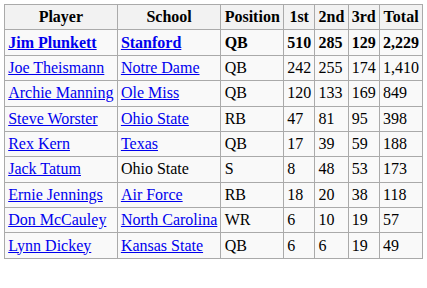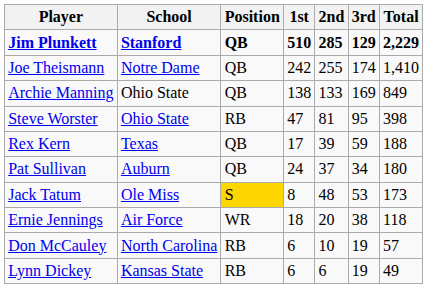(150, 93) Ole Miss -> (155, 93) Ohio State
(299, 93) 120 -> (299, 93) 138
+ row: (47, 169)
(155, 169) Ohio State -> (150, 194) Ole Miss
(229, 169) no background -> (229, 194) gold background
(235, 194) RB -> (238, 220) WR
(238, 220) WR -> (235, 245) RB
(236, 245) QB -> (235, 270) RB
